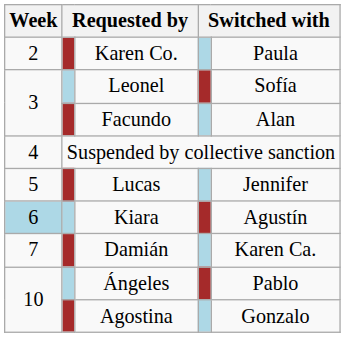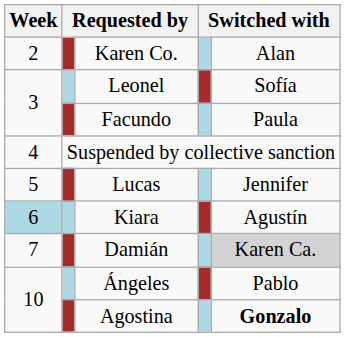(275, 53) Paula -> (275, 53) Alan
(275, 118) Alan -> (275, 118) Paula
(275, 249) no background -> (275, 249) lightgrey background
(275, 315) normal -> (275, 315) bold
